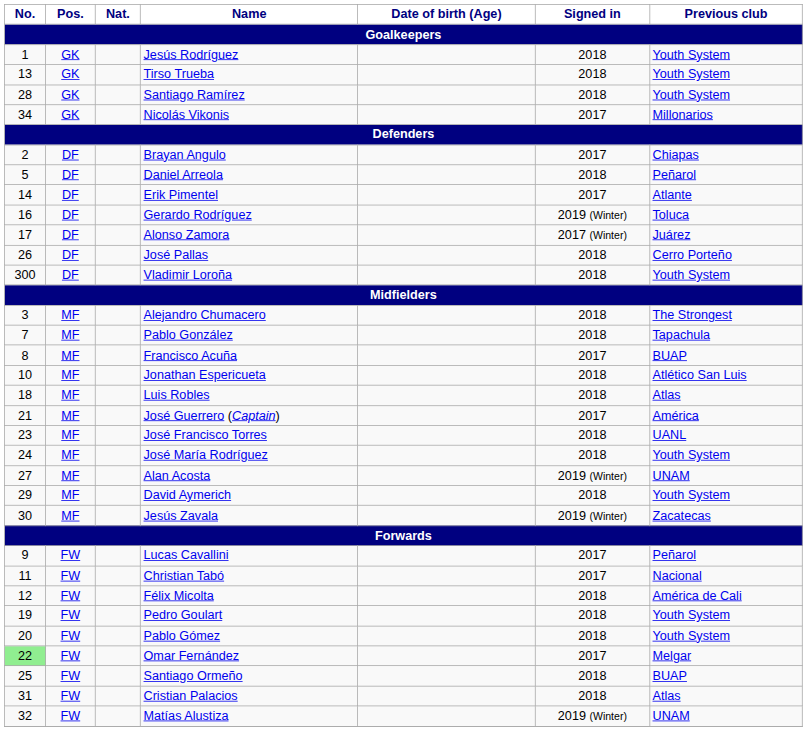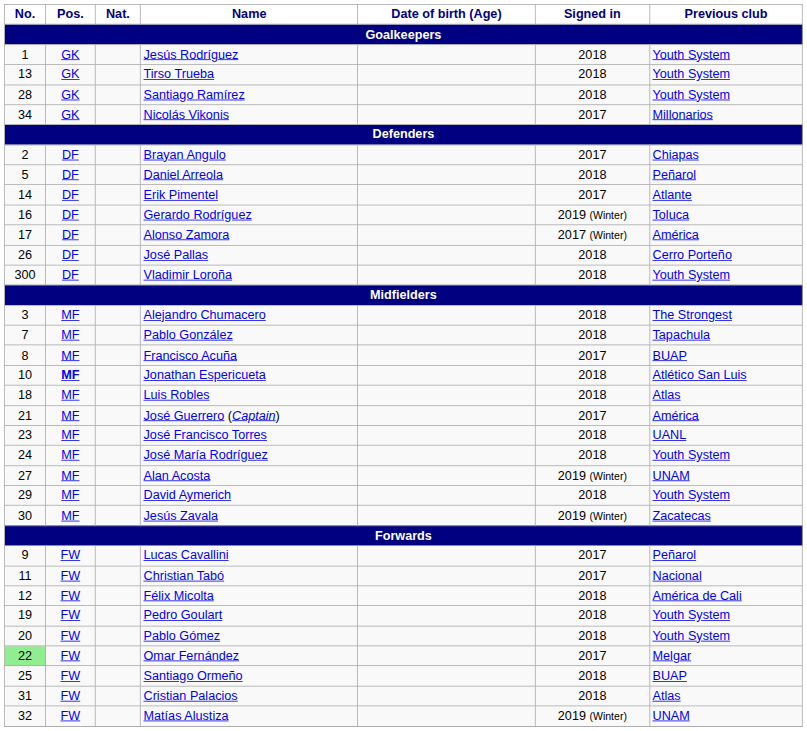(671, 235) Juárez -> (676, 235) América
(70, 375) normal -> (70, 375) bold
